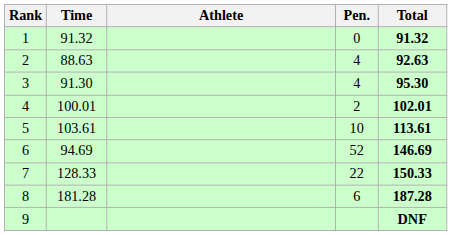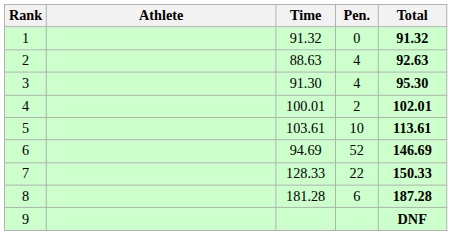columns swapped: (221, 15) <-> (77, 15)
